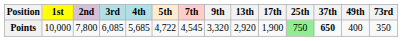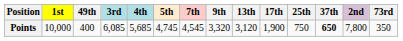columns swapped: (86, 12) <-> (355, 12)
(165, 27) 4,722 -> (167, 27) 4,745
(245, 27) 2,920 -> (246, 27) 3,120
(300, 27) lightgreen background -> (301, 27) no background
